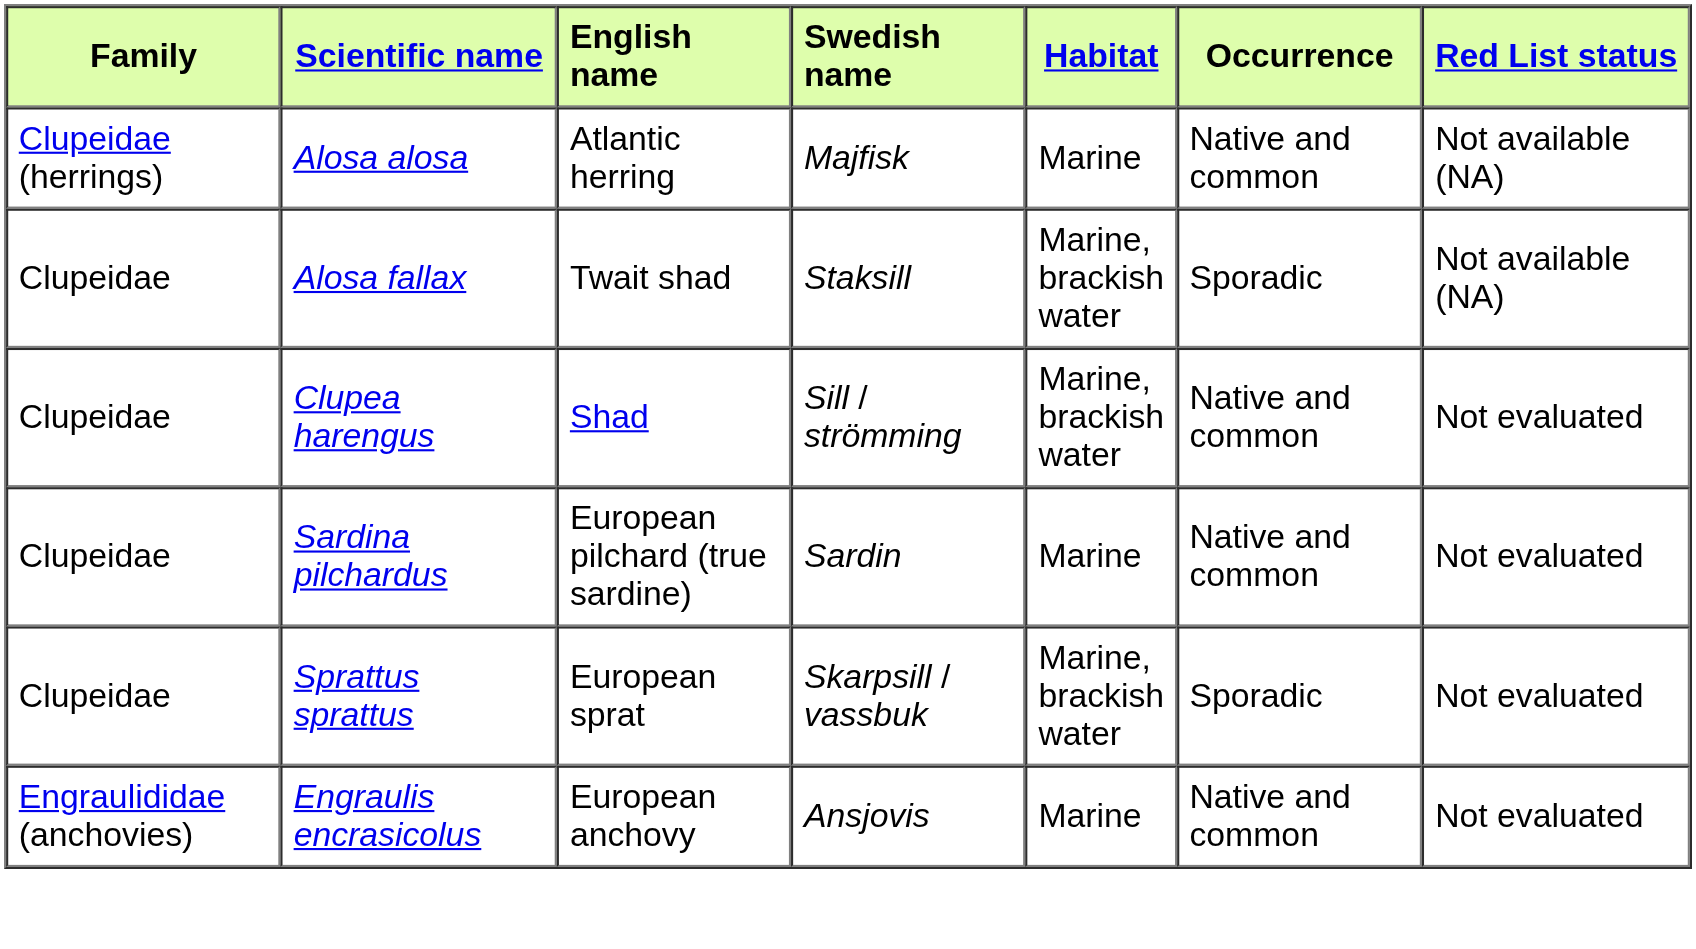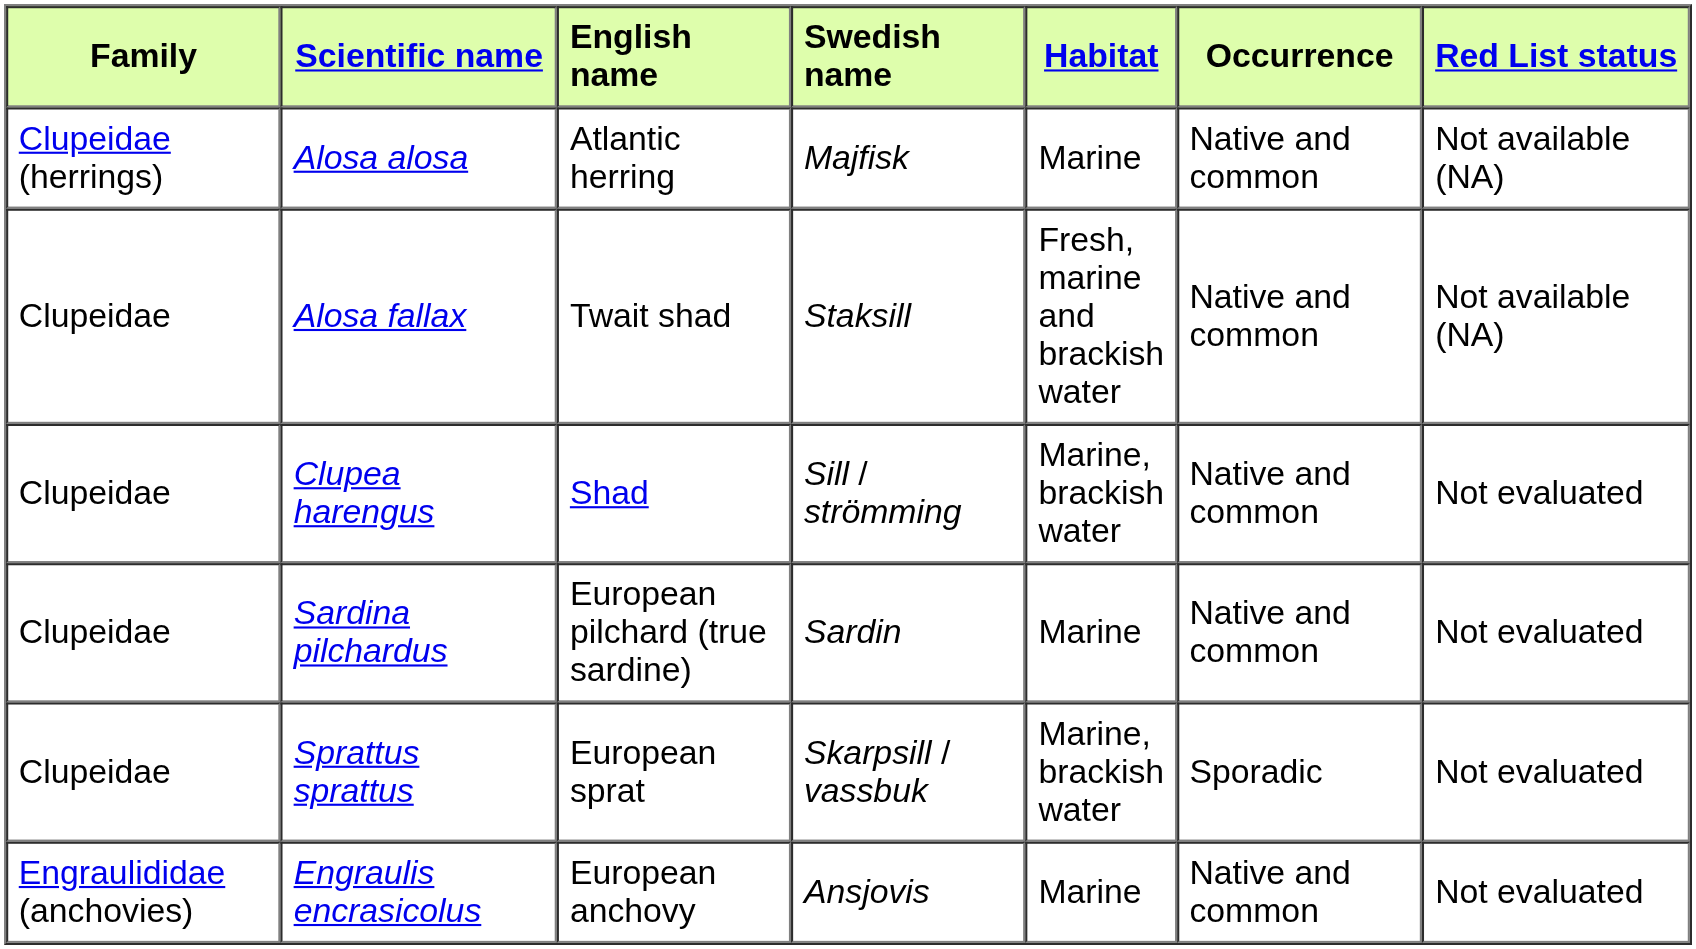(1101, 277) Marine, brackish water -> (1101, 315) Fresh, marine and brackish water
(1256, 277) Sporadic -> (1270, 315) Native and common
